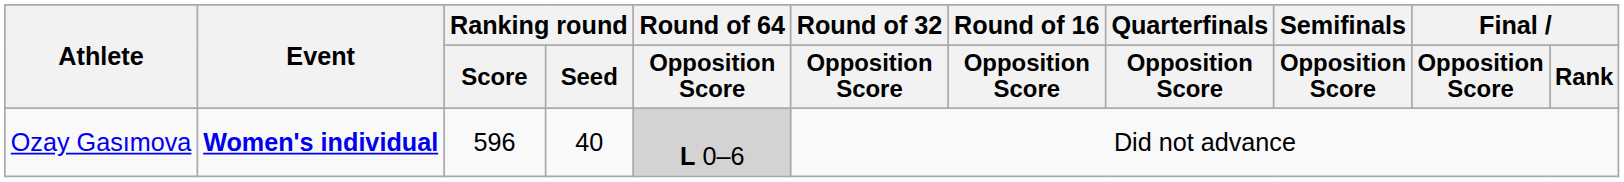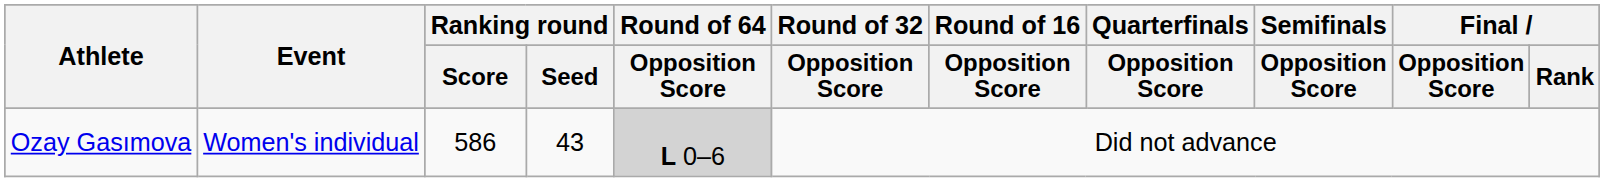(321, 143) bold -> (311, 143) normal
(494, 143) 596 -> (475, 143) 586
(589, 143) 40 -> (570, 143) 43
